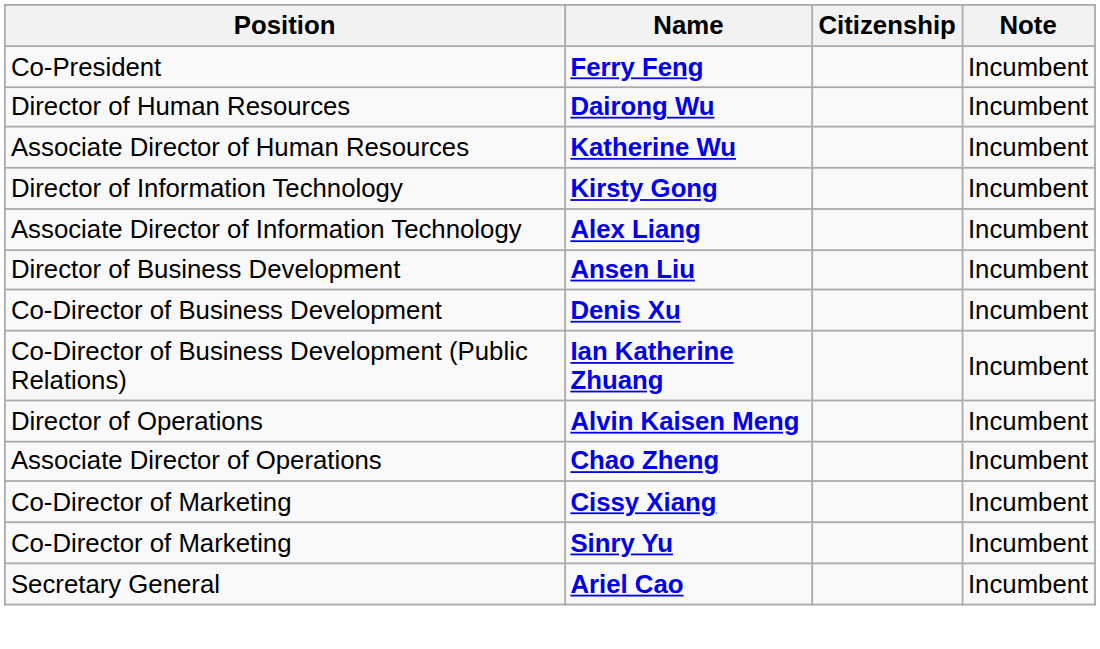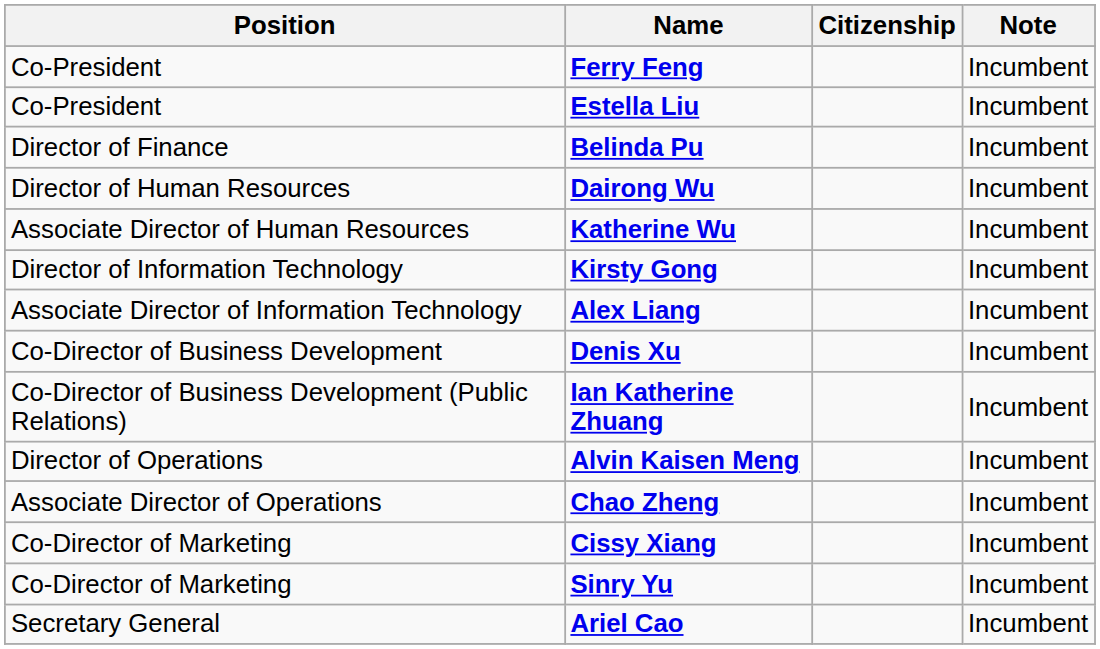+ row: (635, 107)
+ row: (637, 148)
- row: (633, 270)
